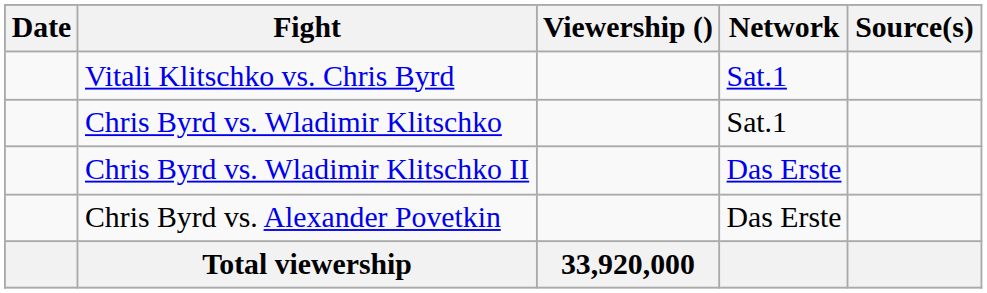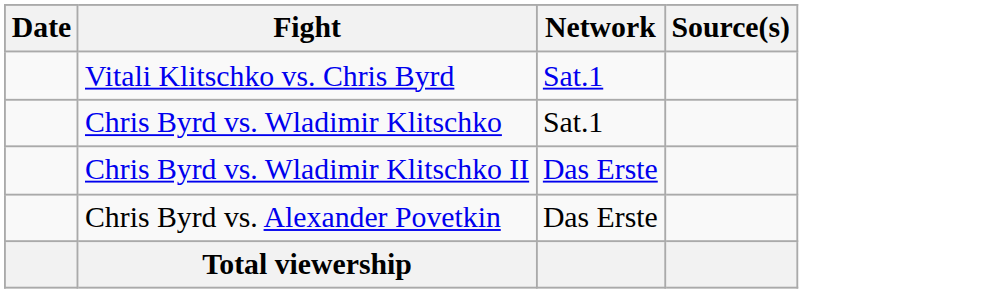- column: (628, 28)
